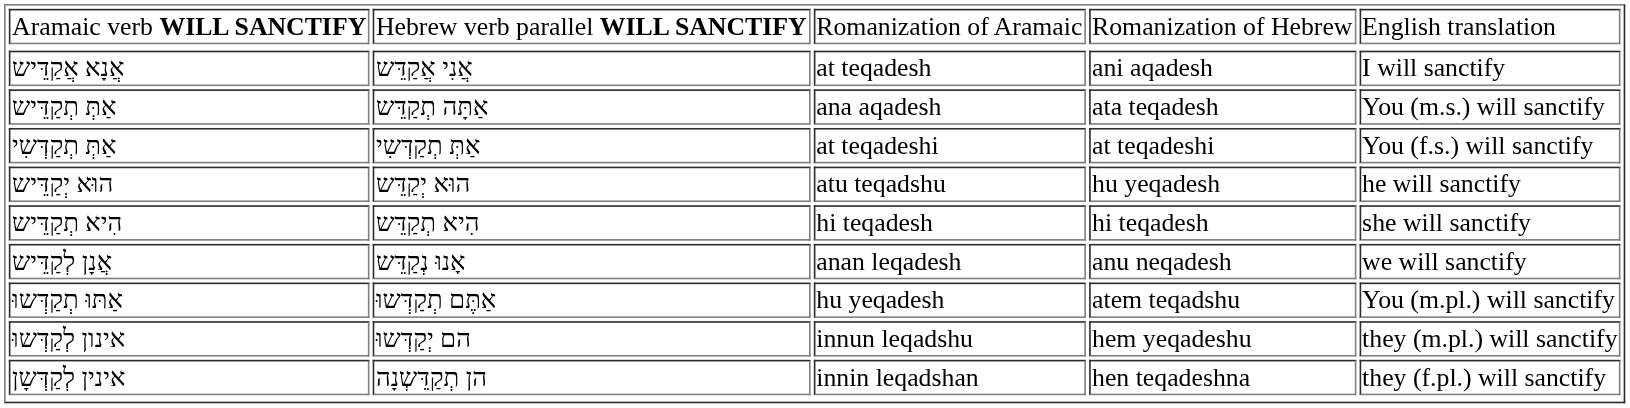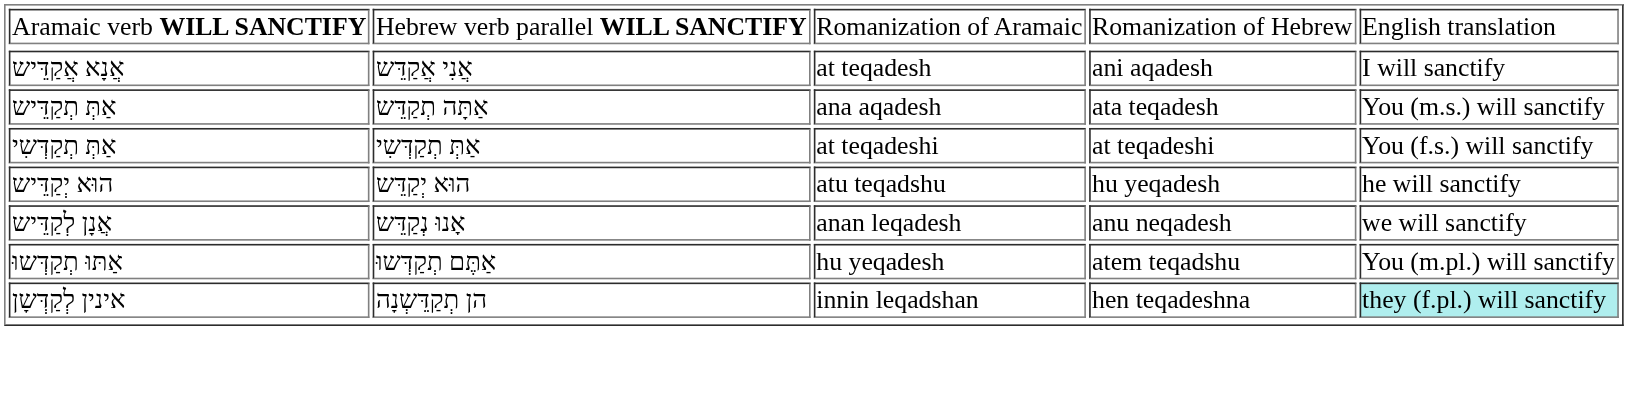- row: (67, 222)
- row: (69, 338)
(1484, 377) no background -> (1484, 299) paleturquoise background
